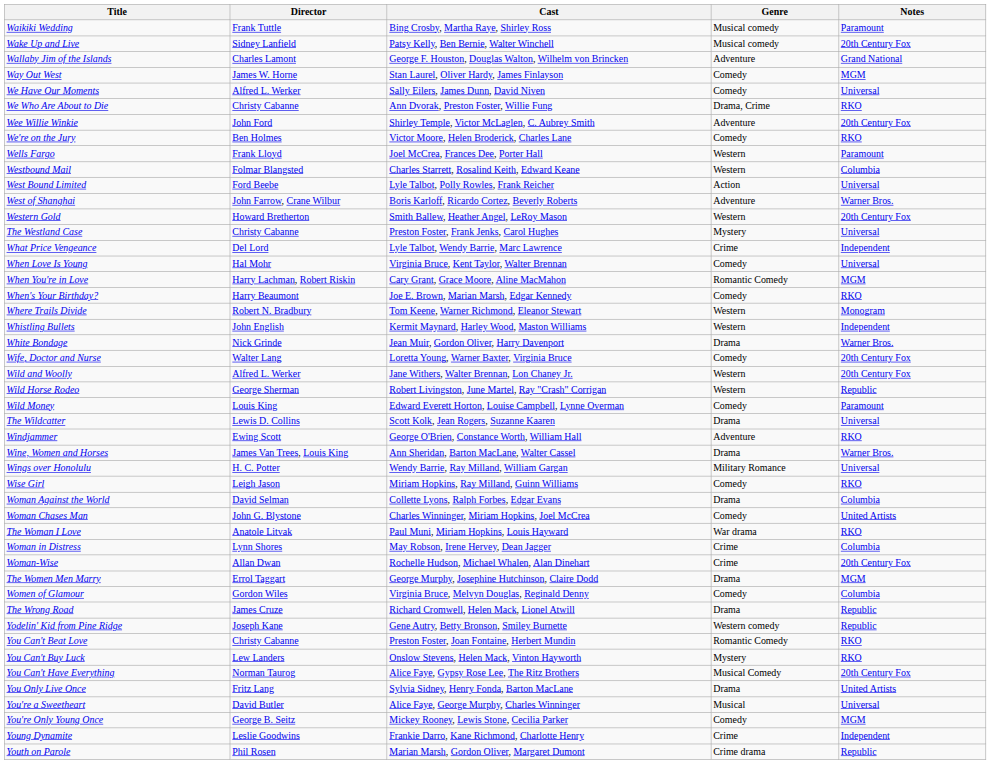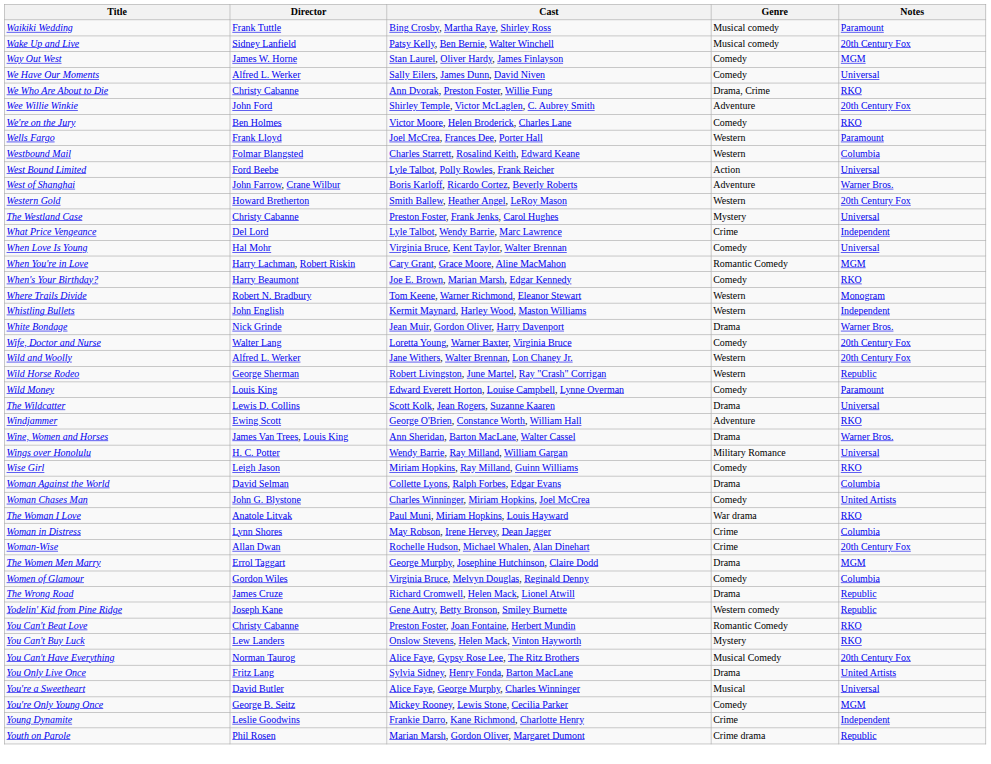- row: (59, 59)
